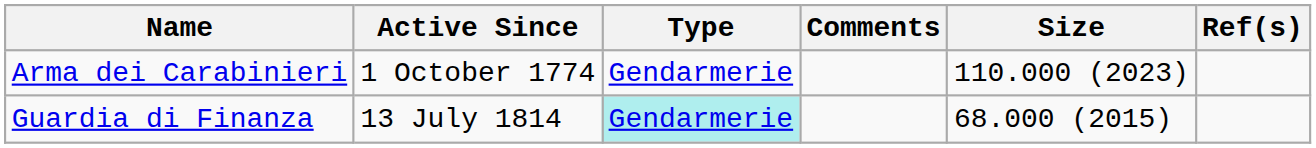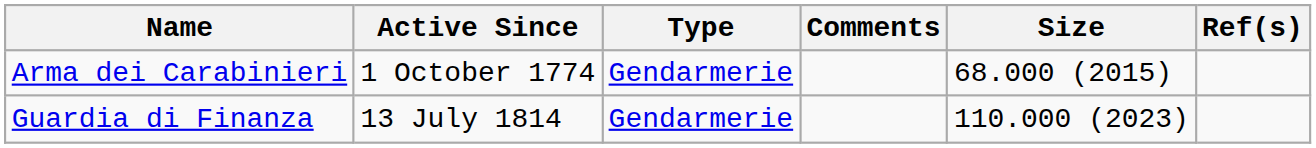(1071, 73) 110.000 (2023) -> (1063, 73) 68.000 (2015)
(701, 119) paleturquoise background -> (701, 119) no background
(1063, 119) 68.000 (2015) -> (1071, 119) 110.000 (2023)
